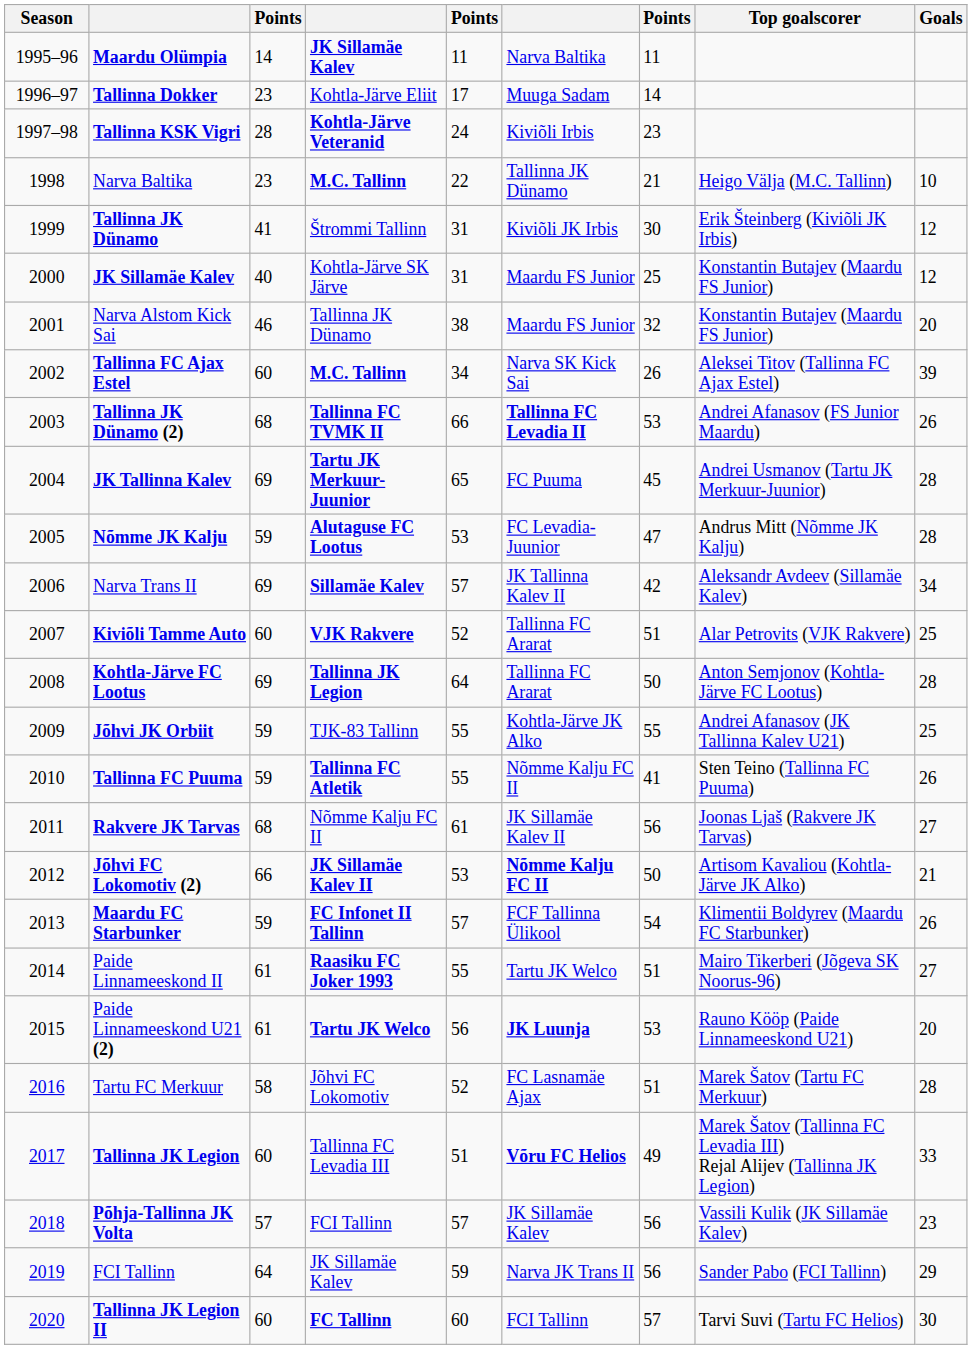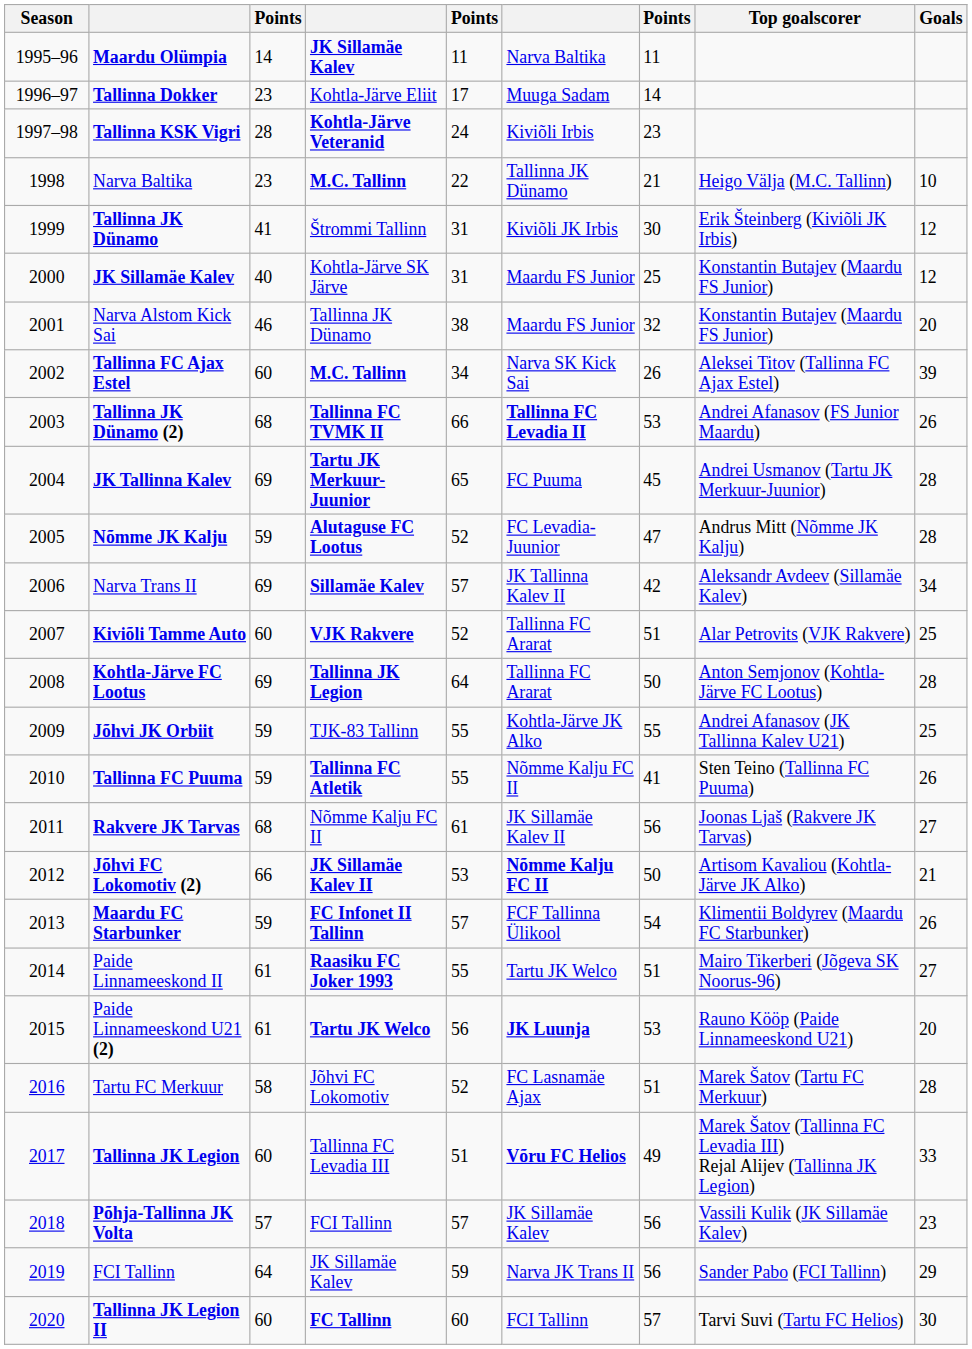(460, 538) 53 -> (460, 538) 52
